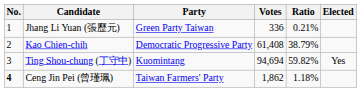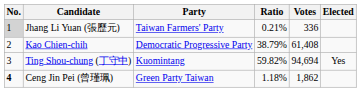columns swapped: (270, 12) <-> (303, 12)
(9, 28) no background -> (9, 28) lightgrey background
(175, 28) Green Party Taiwan -> (180, 28) Taiwan Farmers' Party
(180, 78) Taiwan Farmers' Party -> (175, 78) Green Party Taiwan
